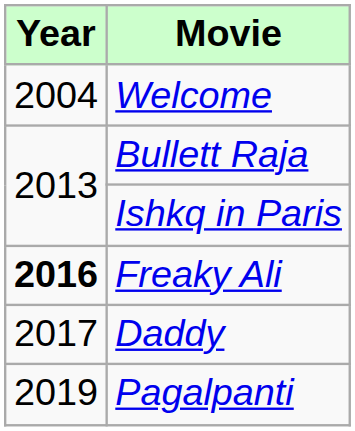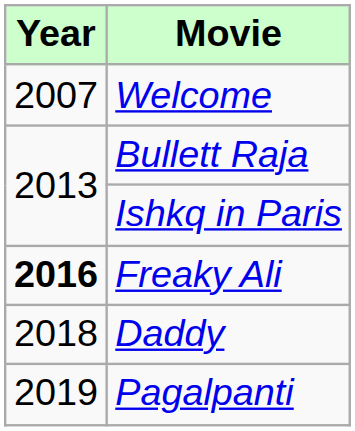(56, 94) 2004 -> (56, 94) 2007
(56, 333) 2017 -> (56, 333) 2018
